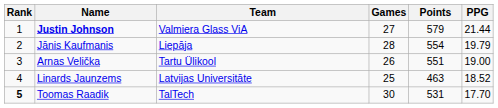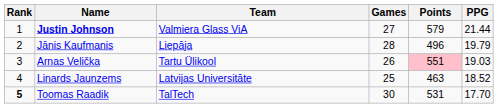(435, 45) 554 -> (435, 45) 496
(435, 62) no background -> (435, 62) pink background
(478, 62) 19.00 -> (478, 62) 19.03
